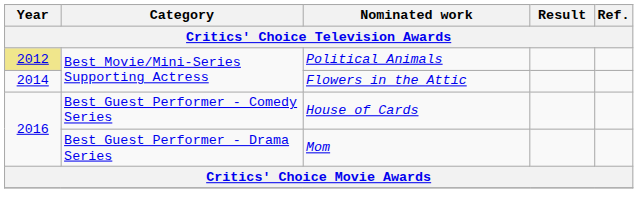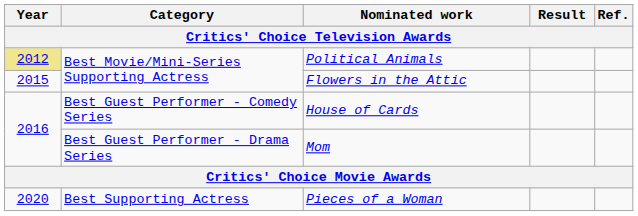(33, 81) 2014 -> (33, 81) 2015
+ row: (374, 199)
